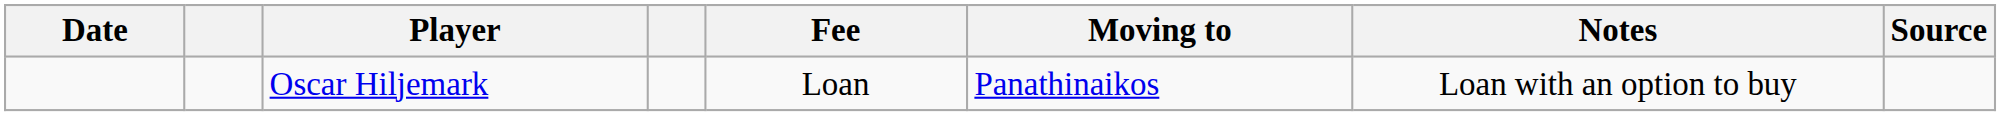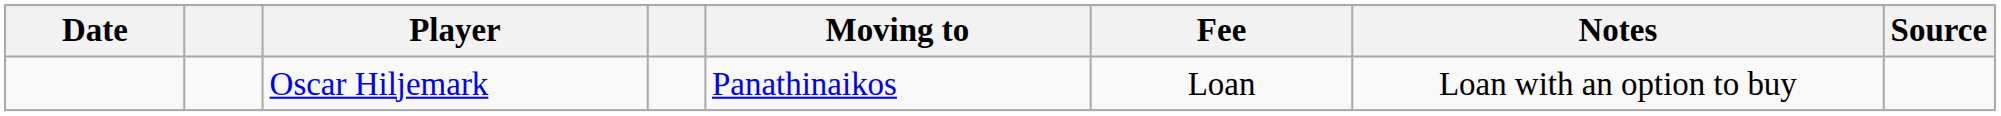columns swapped: (1160, 30) <-> (836, 30)
